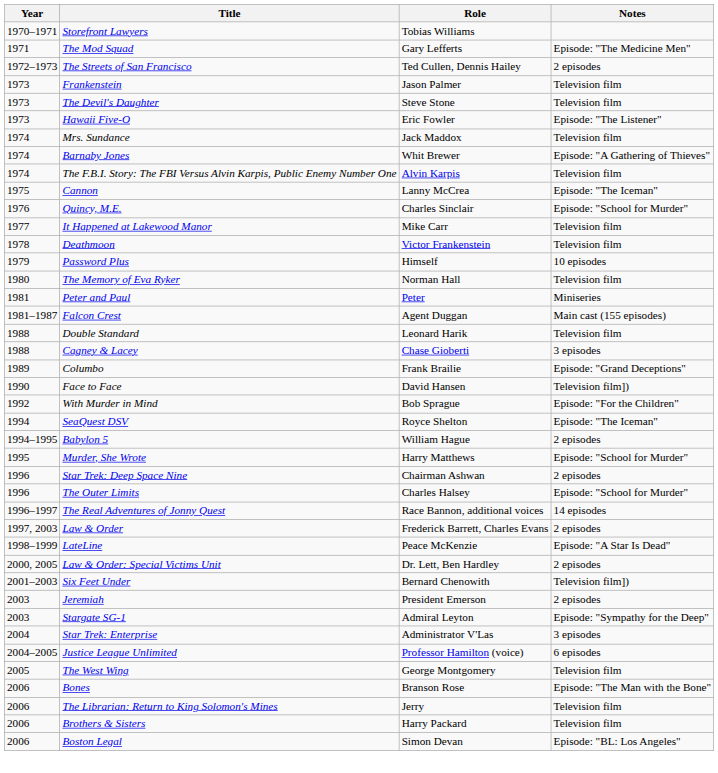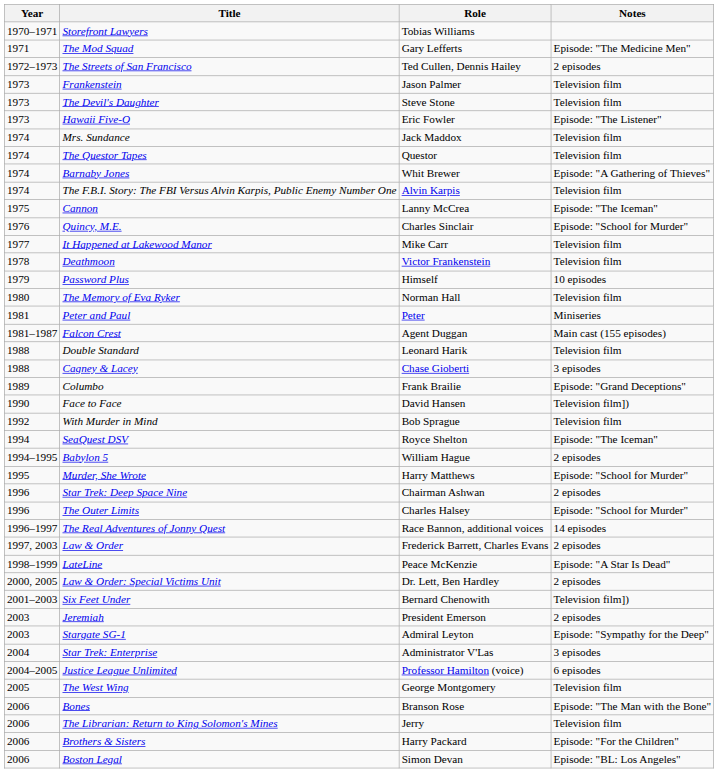+ row: (105, 155)
(616, 404) Episode: "For the Children" -> (588, 421) Television film
(588, 723) Television film -> (616, 741) Episode: "For the Children"
